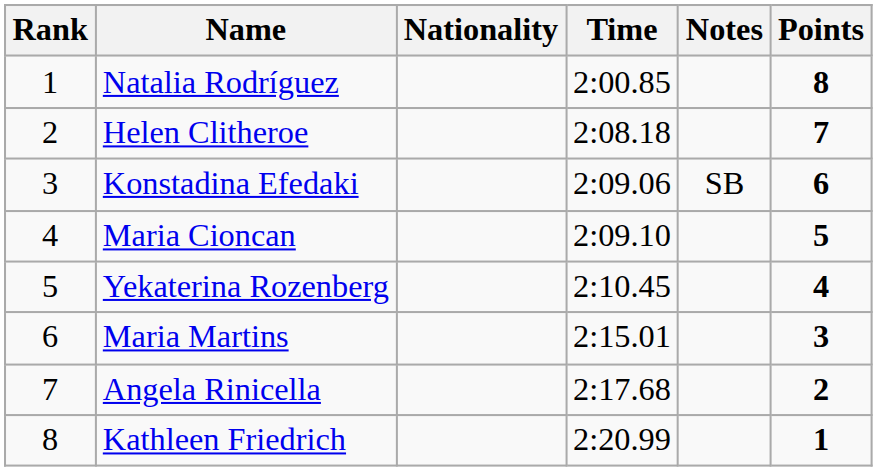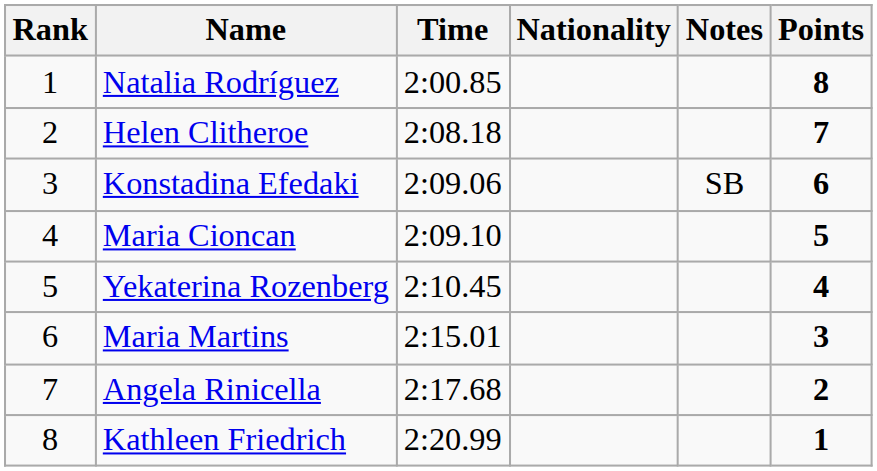columns swapped: (481, 30) <-> (622, 30)
